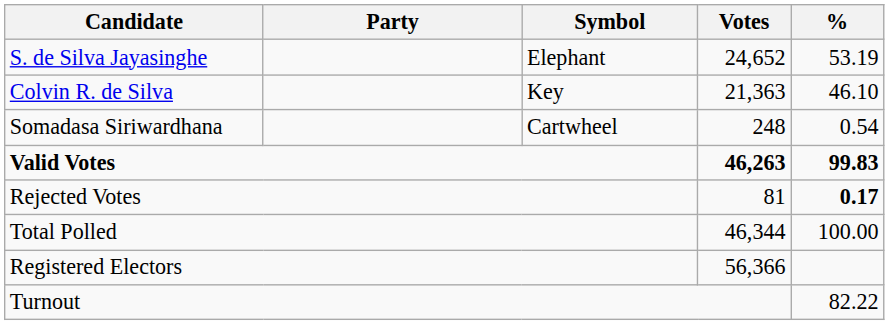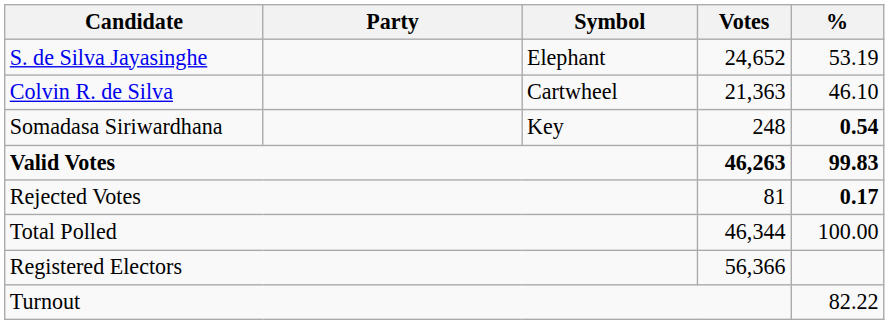(545, 92) Key -> (572, 92) Cartwheel
(572, 127) Cartwheel -> (545, 127) Key
(859, 127) normal -> (859, 127) bold
